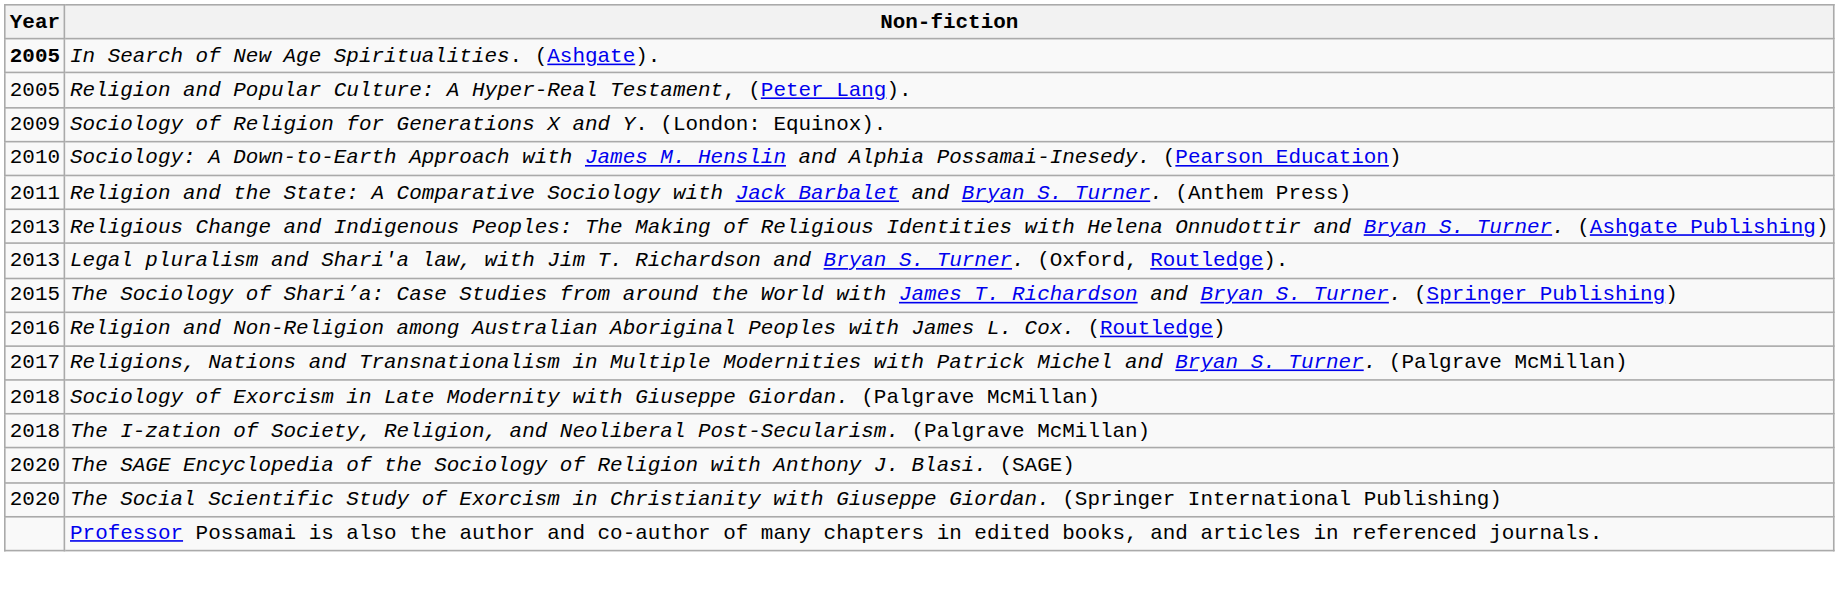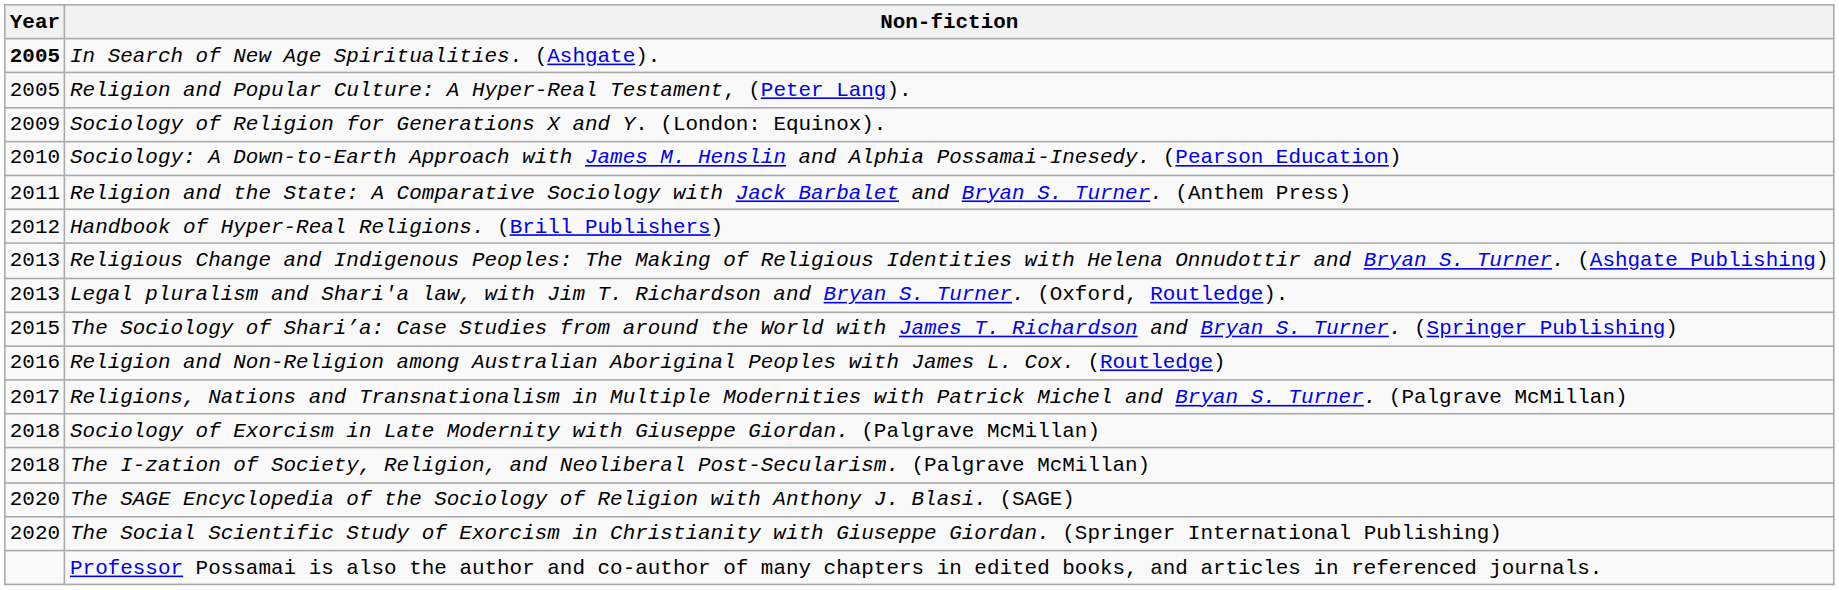+ row: (397, 227)
